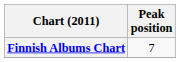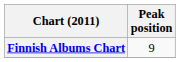(152, 47) 7 -> (152, 47) 9
